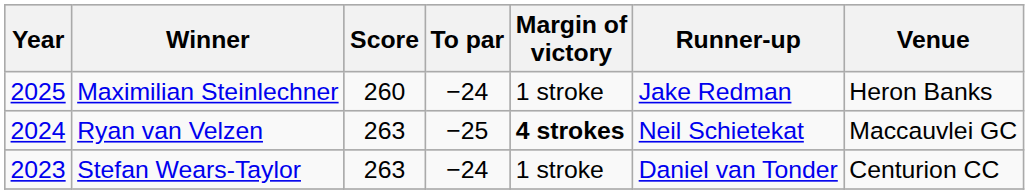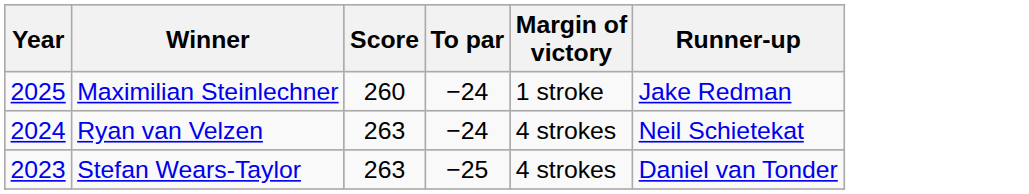- column: (933, 38)
(467, 131) −25 -> (467, 131) −24
(570, 131) bold -> (566, 131) normal
(467, 170) −24 -> (467, 170) −25
(560, 170) 1 stroke -> (566, 170) 4 strokes
